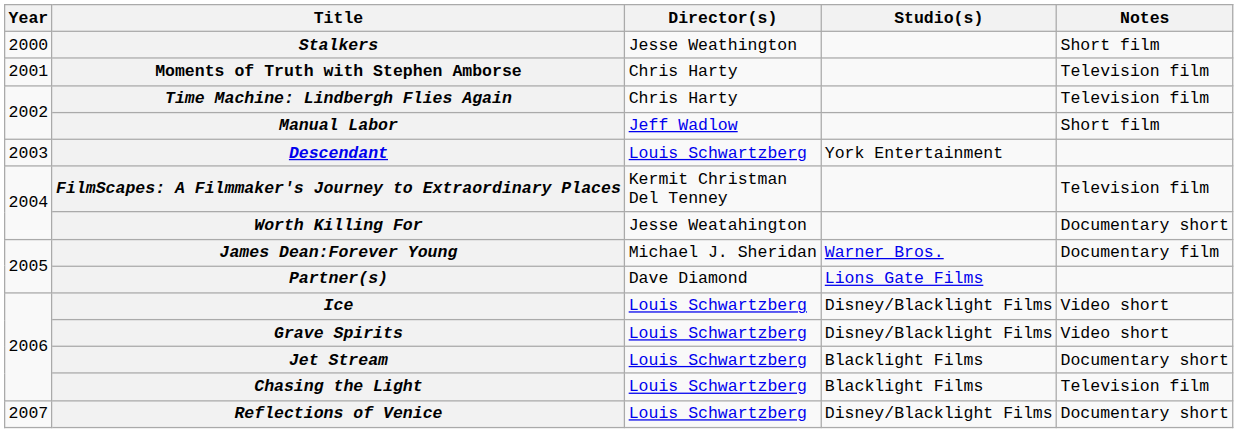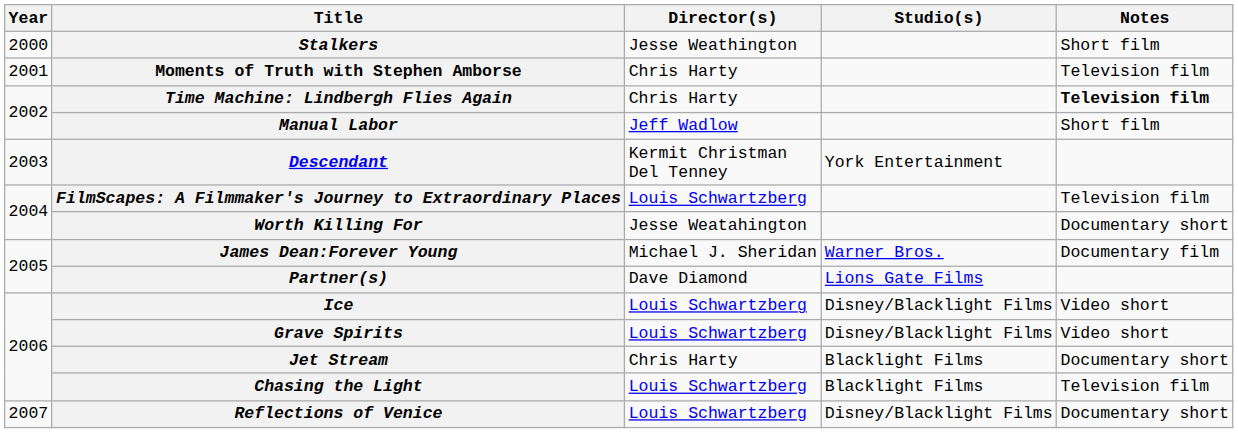(1135, 99) normal -> (1135, 99) bold
(718, 153) Louis Schwartzberg -> (708, 162) Kermit Christman Del Tenney
(708, 189) Kermit Christman Del Tenney -> (718, 199) Louis Schwartzberg
(718, 360) Louis Schwartzberg -> (683, 360) Chris Harty
